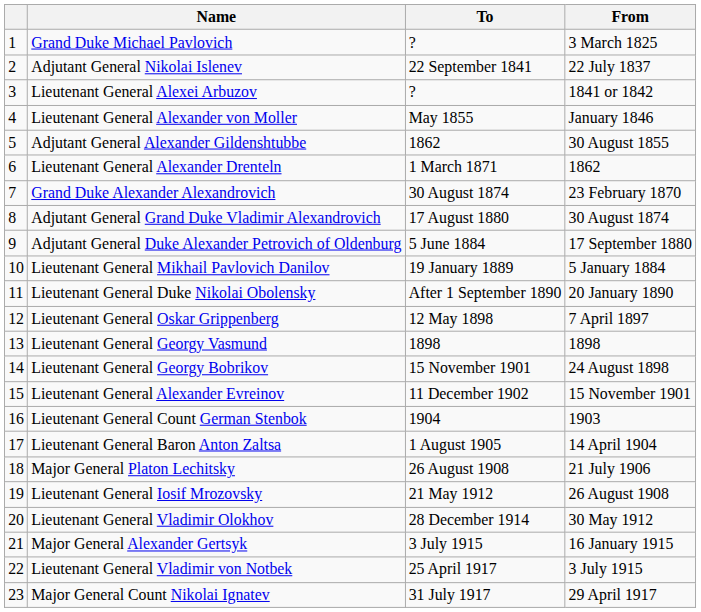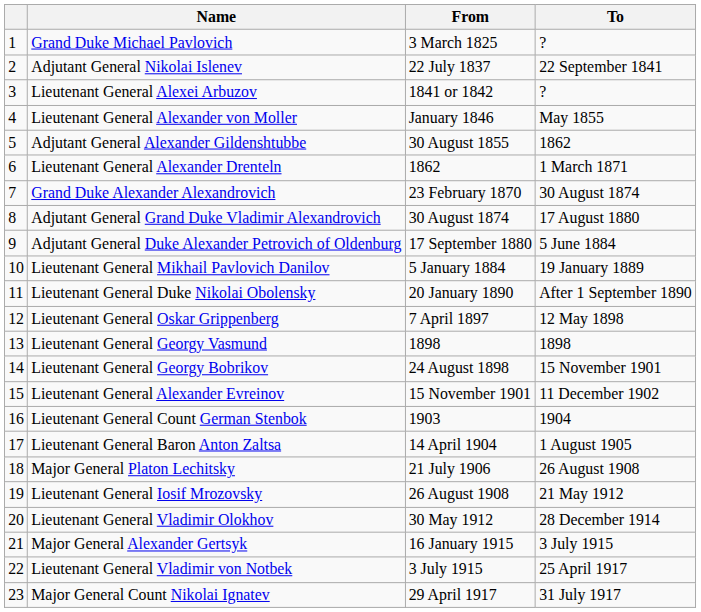columns swapped: (630, 17) <-> (485, 17)
